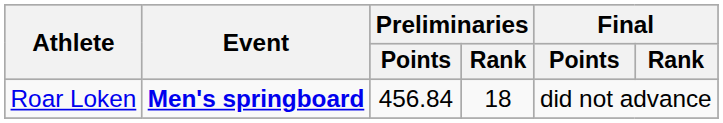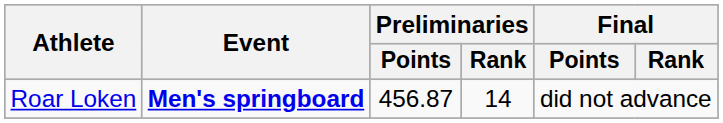(416, 99) 456.84 -> (416, 99) 456.87
(498, 99) 18 -> (498, 99) 14
